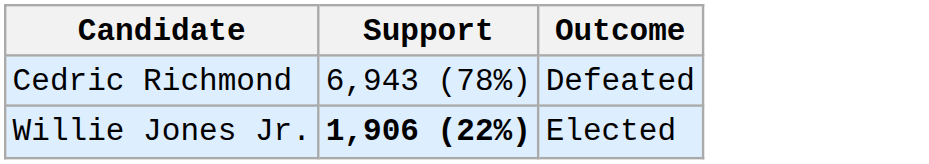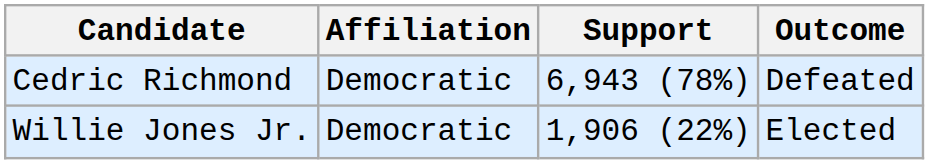+ column: (428, 31)
(428, 132) bold -> (648, 132) normal
